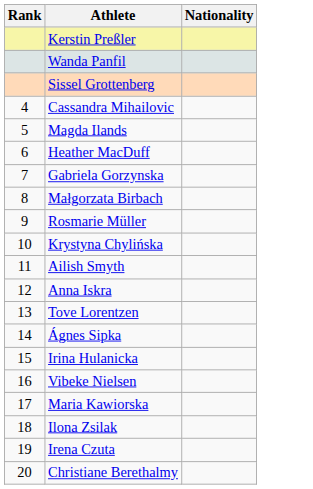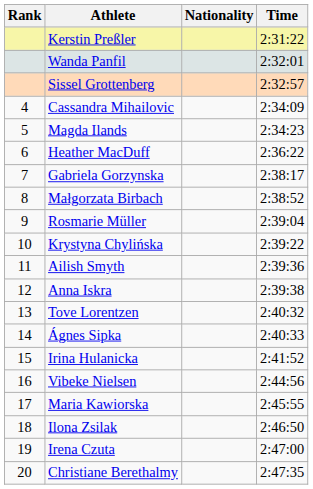+ column: (282, 15)
